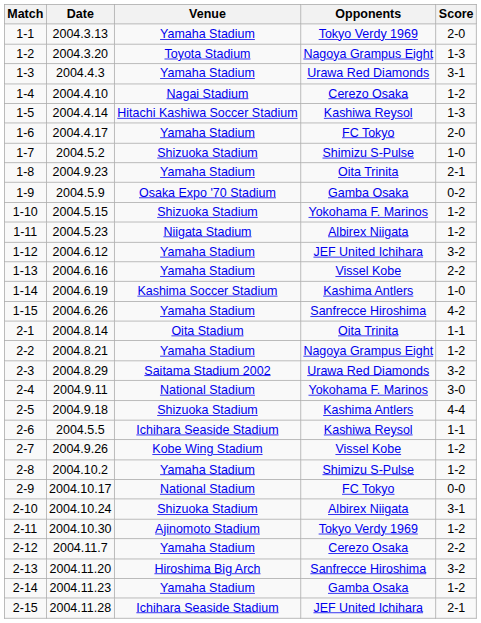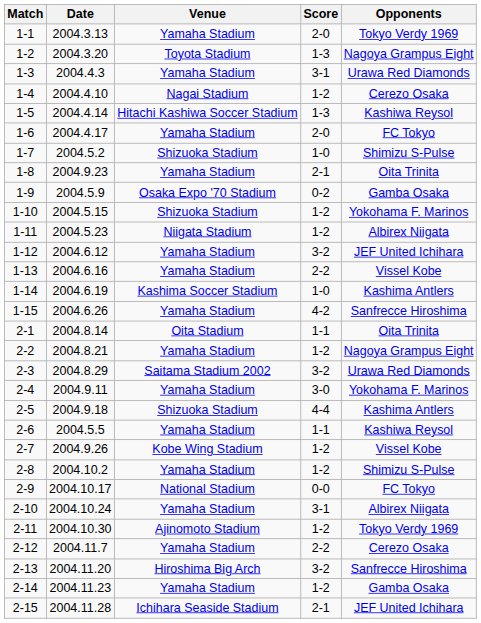columns swapped: (368, 14) <-> (456, 14)
(207, 390) National Stadium -> (207, 390) Yamaha Stadium
(207, 430) Ichihara Seaside Stadium -> (207, 430) Yamaha Stadium
(207, 509) Shizuoka Stadium -> (207, 509) Yamaha Stadium
